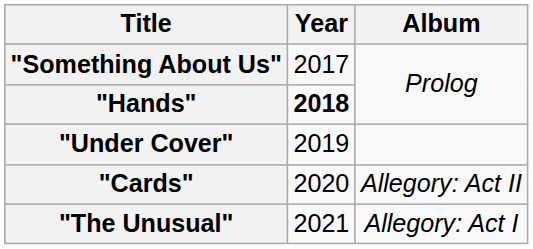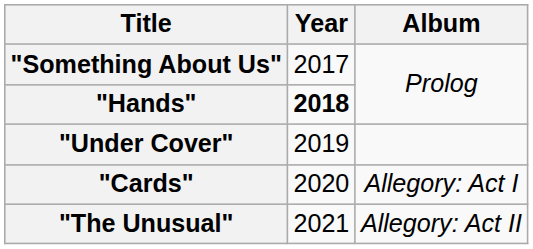(441, 183) Allegory: Act II -> (441, 183) Allegory: Act I
(441, 223) Allegory: Act I -> (441, 223) Allegory: Act II
